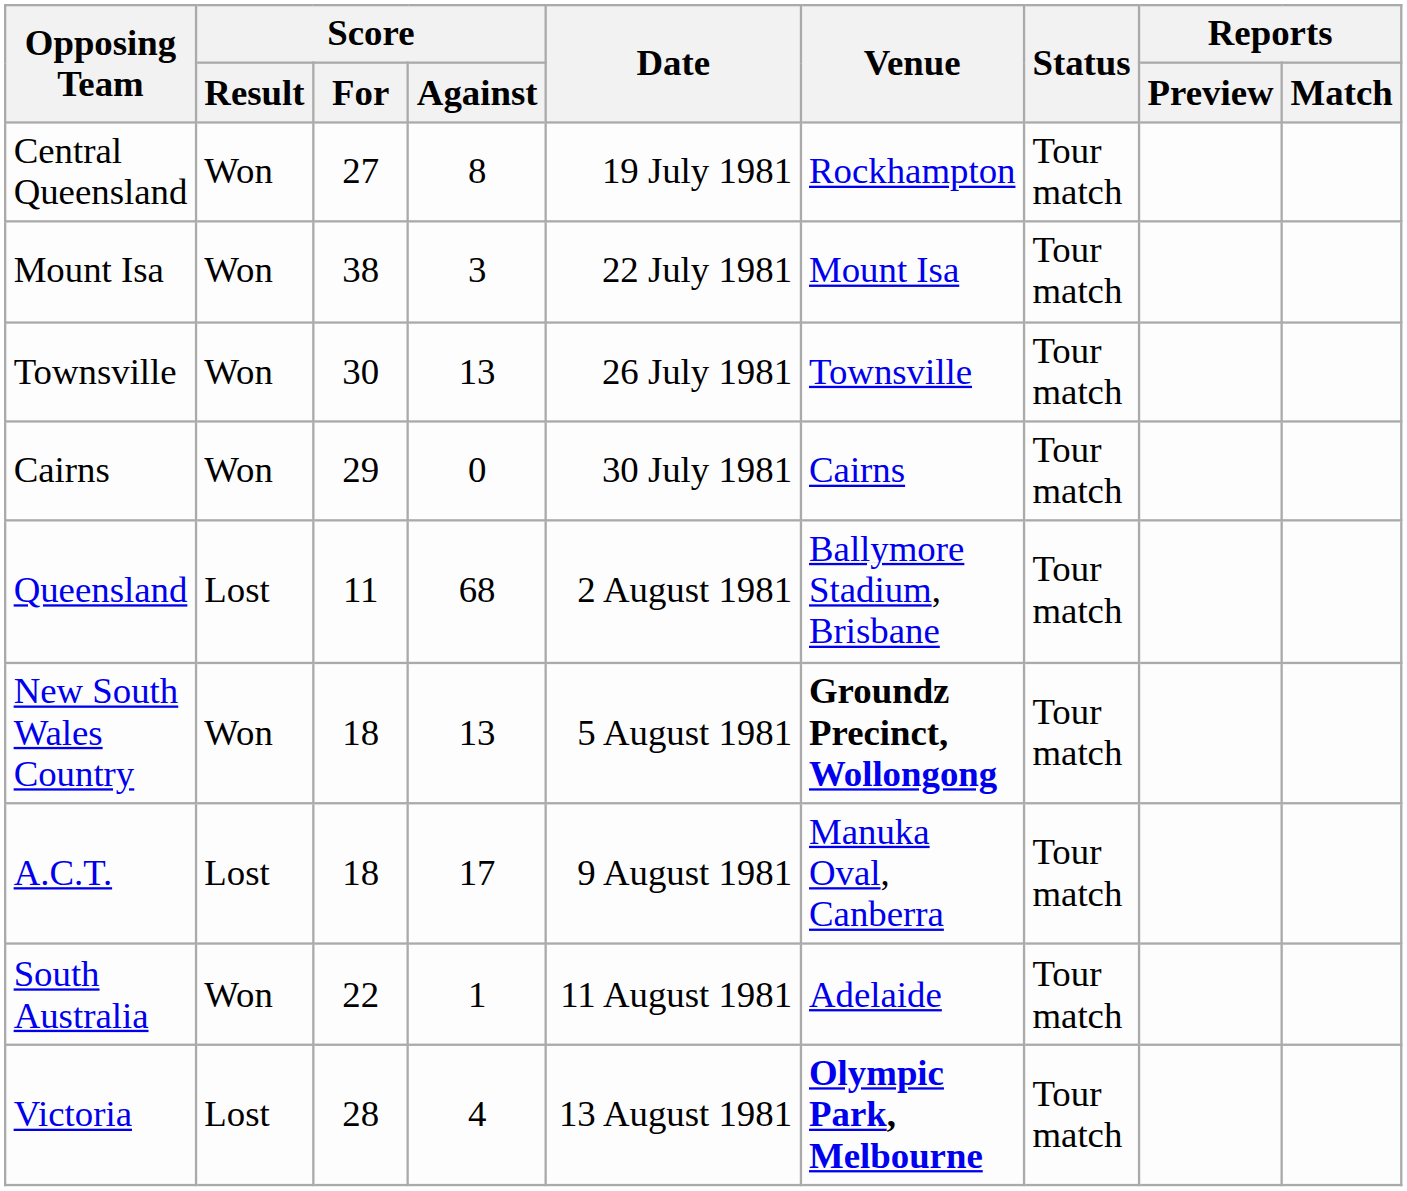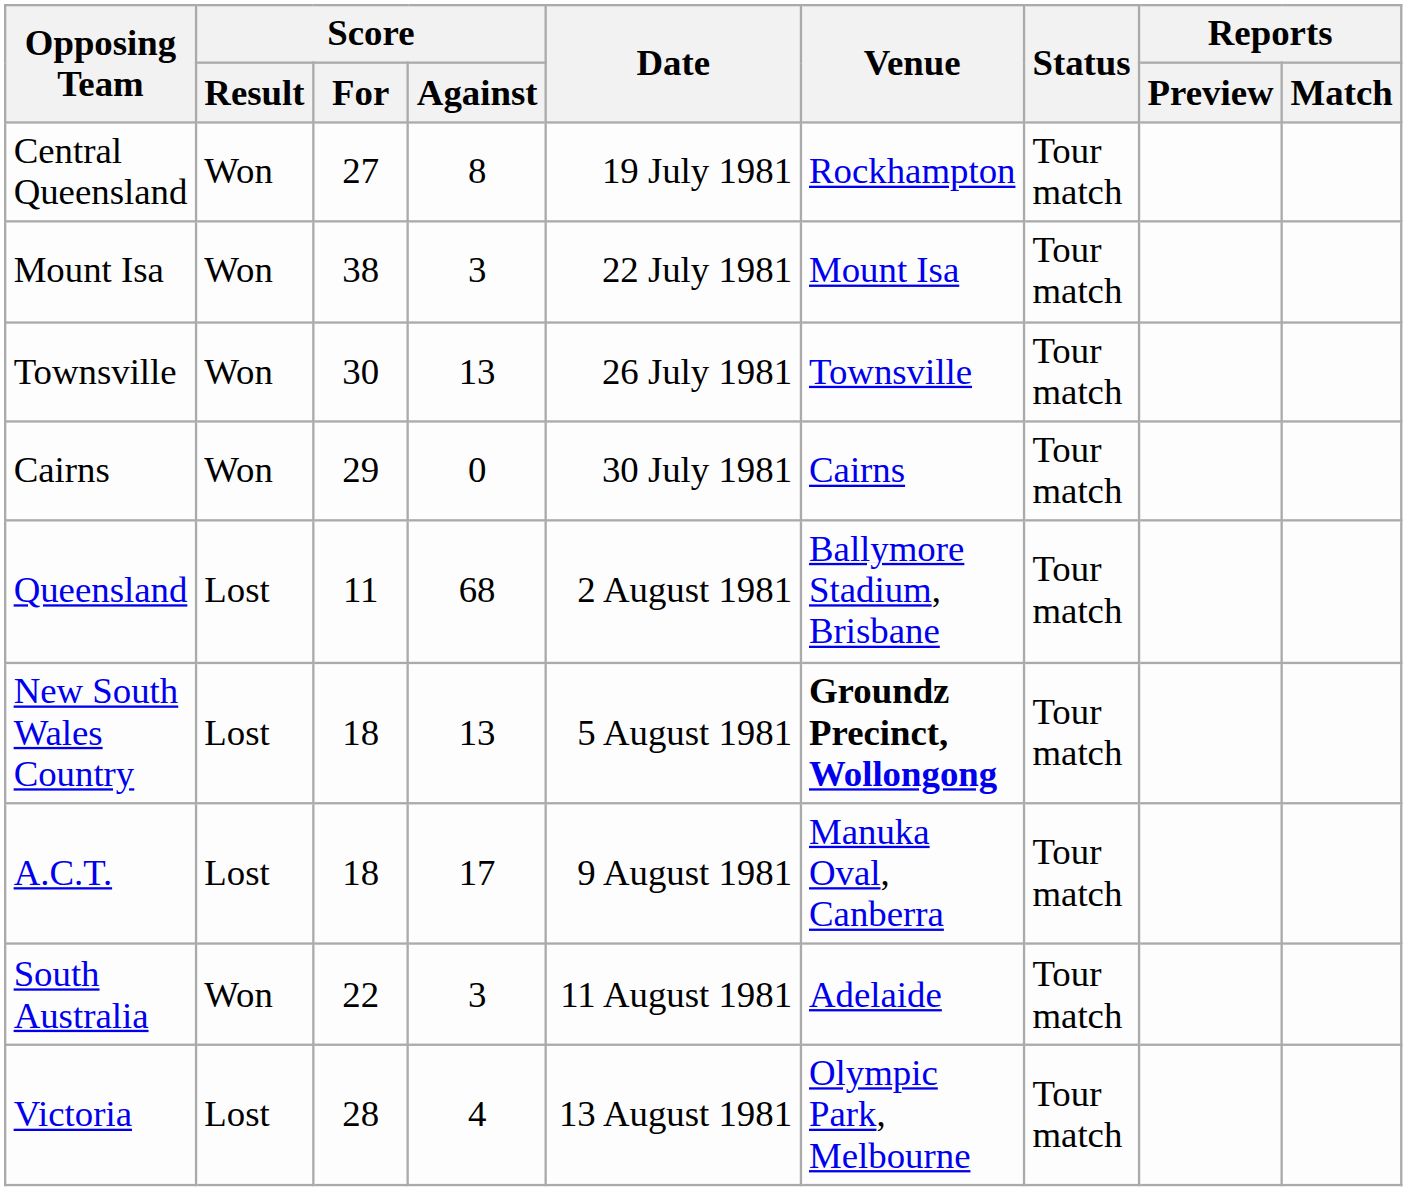(239, 732) Won -> (237, 732) Lost
(477, 993) 1 -> (477, 993) 3
(896, 1114) bold -> (890, 1114) normal
